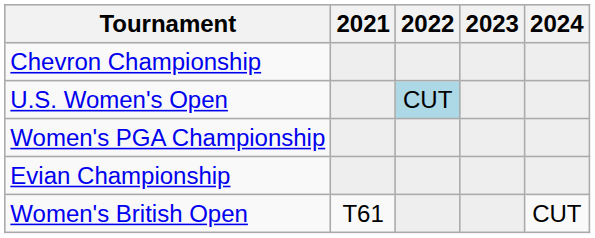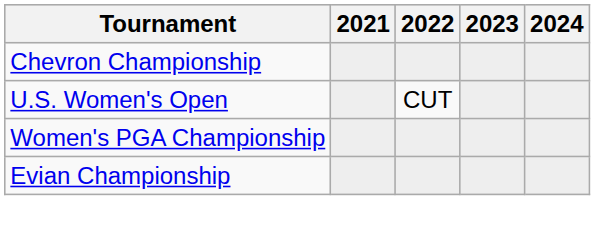(428, 100) lightblue background -> (428, 100) no background
- row: (129, 214)
